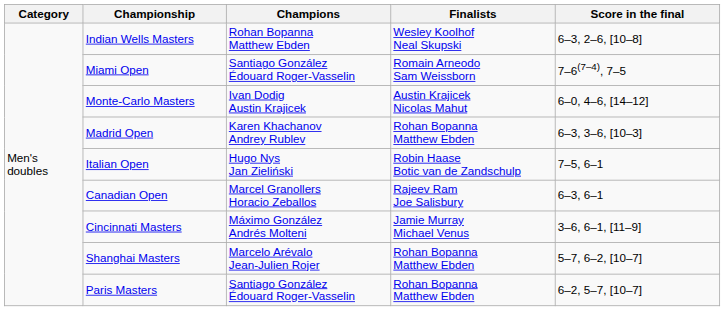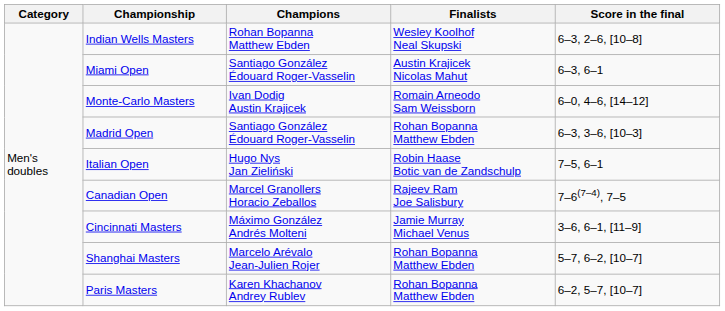(437, 70) Romain Arneodo Sam Weissborn -> (432, 70) Austin Krajicek Nicolas Mahut
(592, 70) 7–6(7–4), 7–5 -> (581, 70) 6–3, 6–1
(432, 102) Austin Krajicek Nicolas Mahut -> (437, 102) Romain Arneodo Sam Weissborn
(275, 133) Karen Khachanov Andrey Rublev -> (292, 133) Santiago González Édouard Roger-Vasselin
(581, 196) 6–3, 6–1 -> (592, 196) 7–6(7–4), 7–5
(292, 290) Santiago González Édouard Roger-Vasselin -> (275, 290) Karen Khachanov Andrey Rublev
